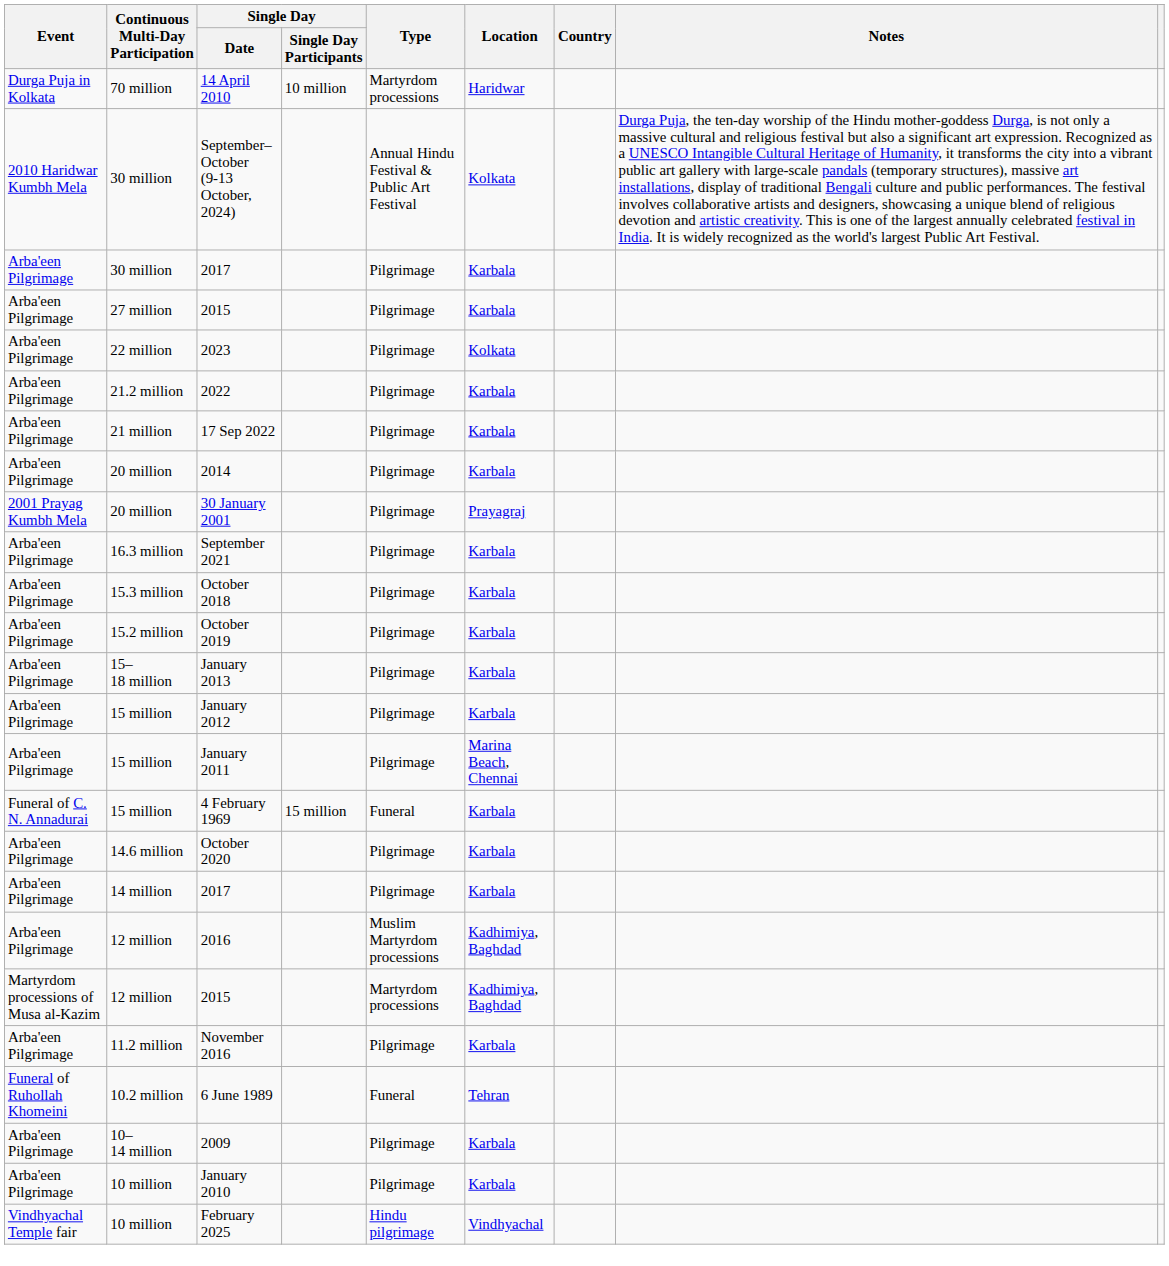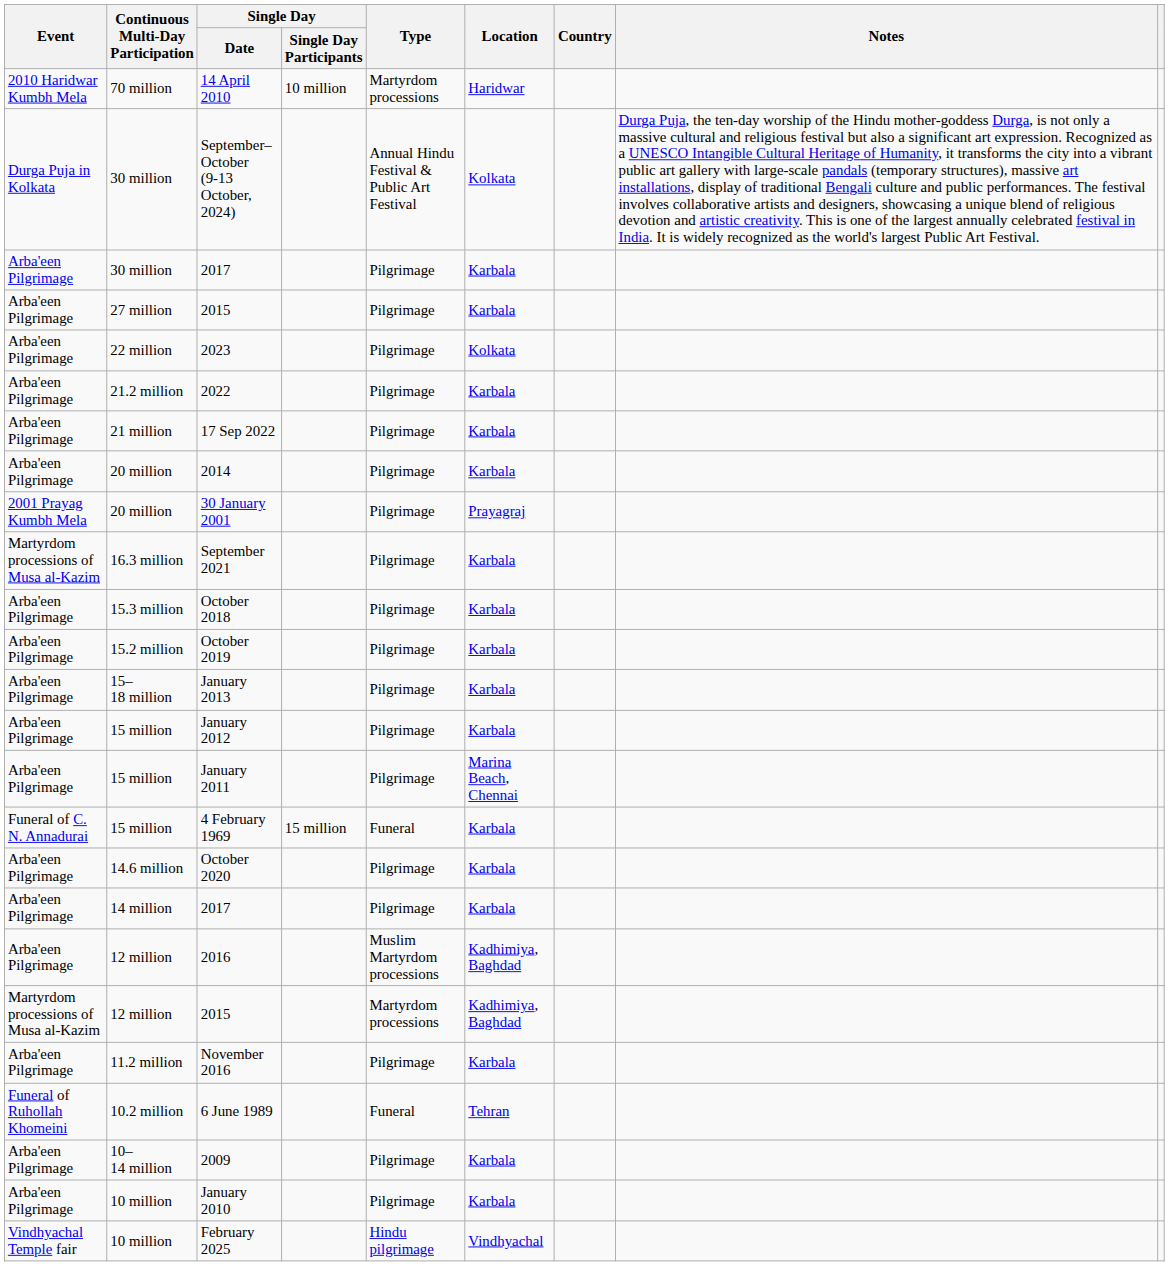(49, 88) Durga Puja in Kolkata -> (53, 88) 2010 Haridwar Kumbh Mela
(53, 179) 2010 Haridwar Kumbh Mela -> (49, 179) Durga Puja in Kolkata
(41, 552) Arba'een Pilgrimage -> (54, 560) Martyrdom processions of Musa al-Kazim
